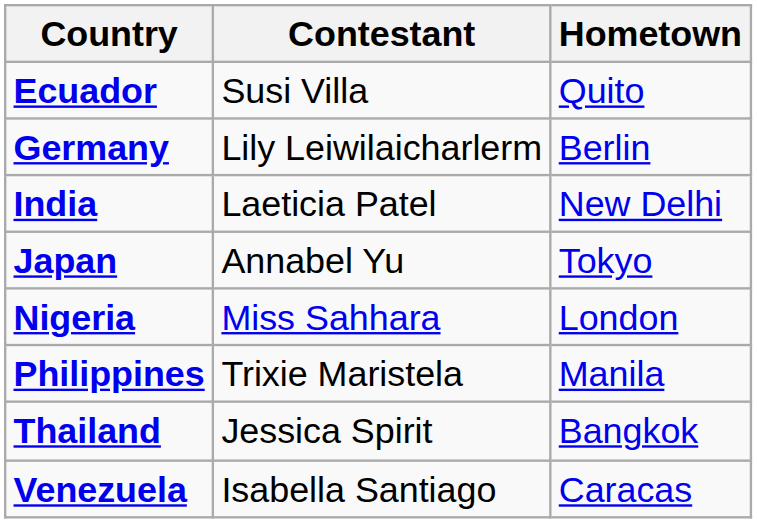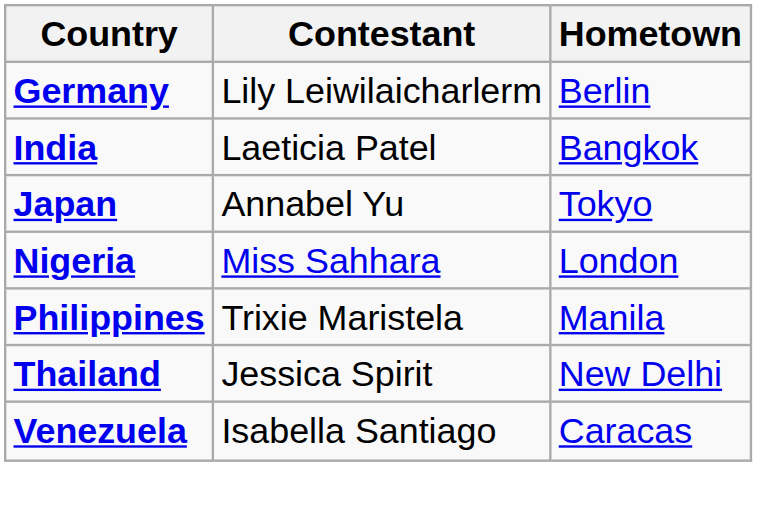- row: (85, 91)
(640, 204) New Delhi -> (628, 147) Bangkok
(628, 431) Bangkok -> (640, 374) New Delhi
